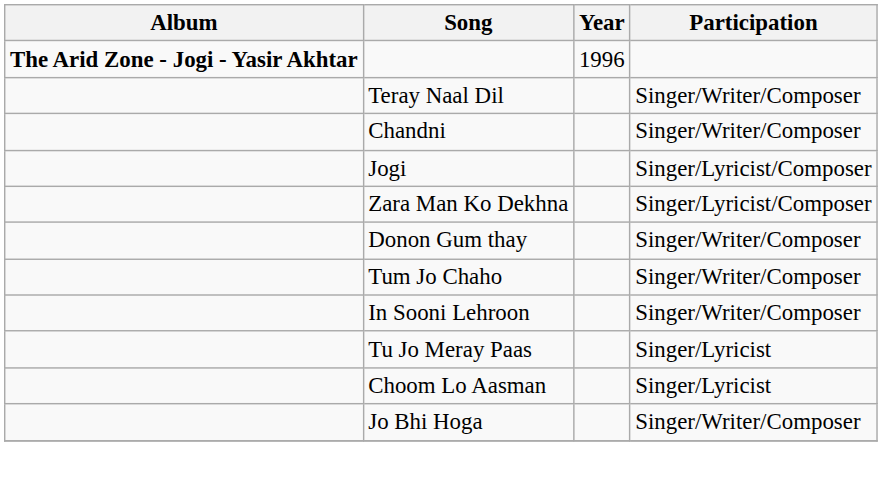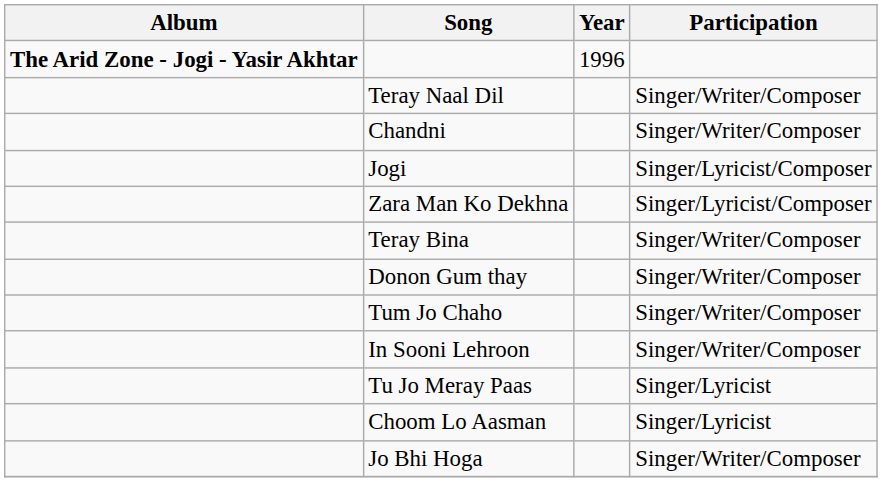+ row: (419, 240)
